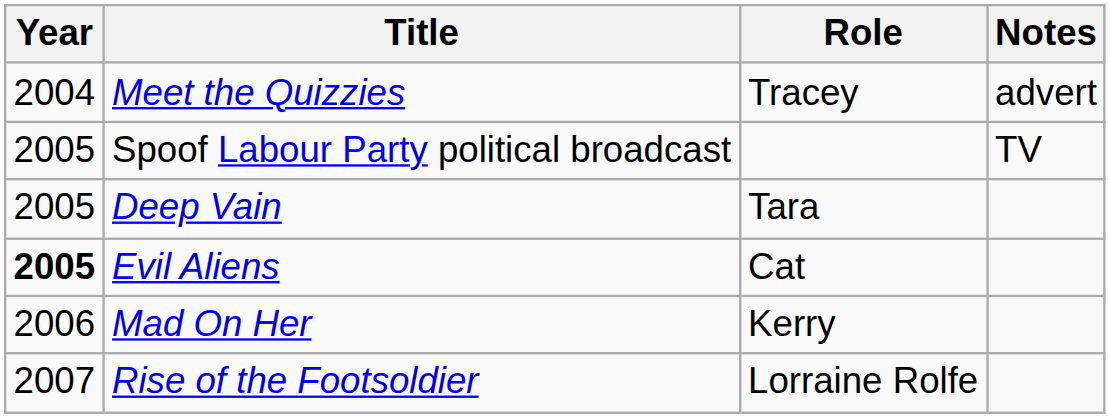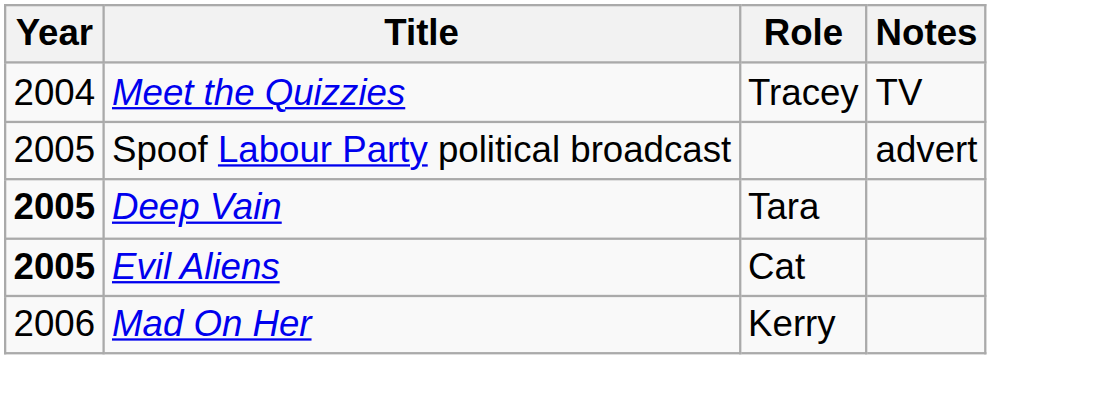(1046, 91) advert -> (899, 91) TV
(1019, 149) TV -> (927, 149) advert
(54, 207) normal -> (54, 207) bold
- row: (295, 382)
